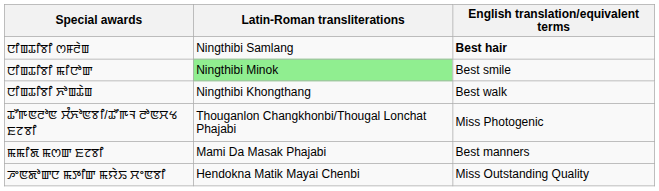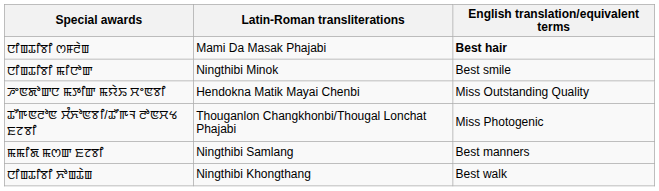(245, 48) Ningthibi Samlang -> (261, 48) Mami Da Masak Phajabi
(237, 70) lightgreen background -> (237, 70) no background
rows swapped: (50, 92) <-> (86, 175)
(261, 152) Mami Da Masak Phajabi -> (245, 152) Ningthibi Samlang
